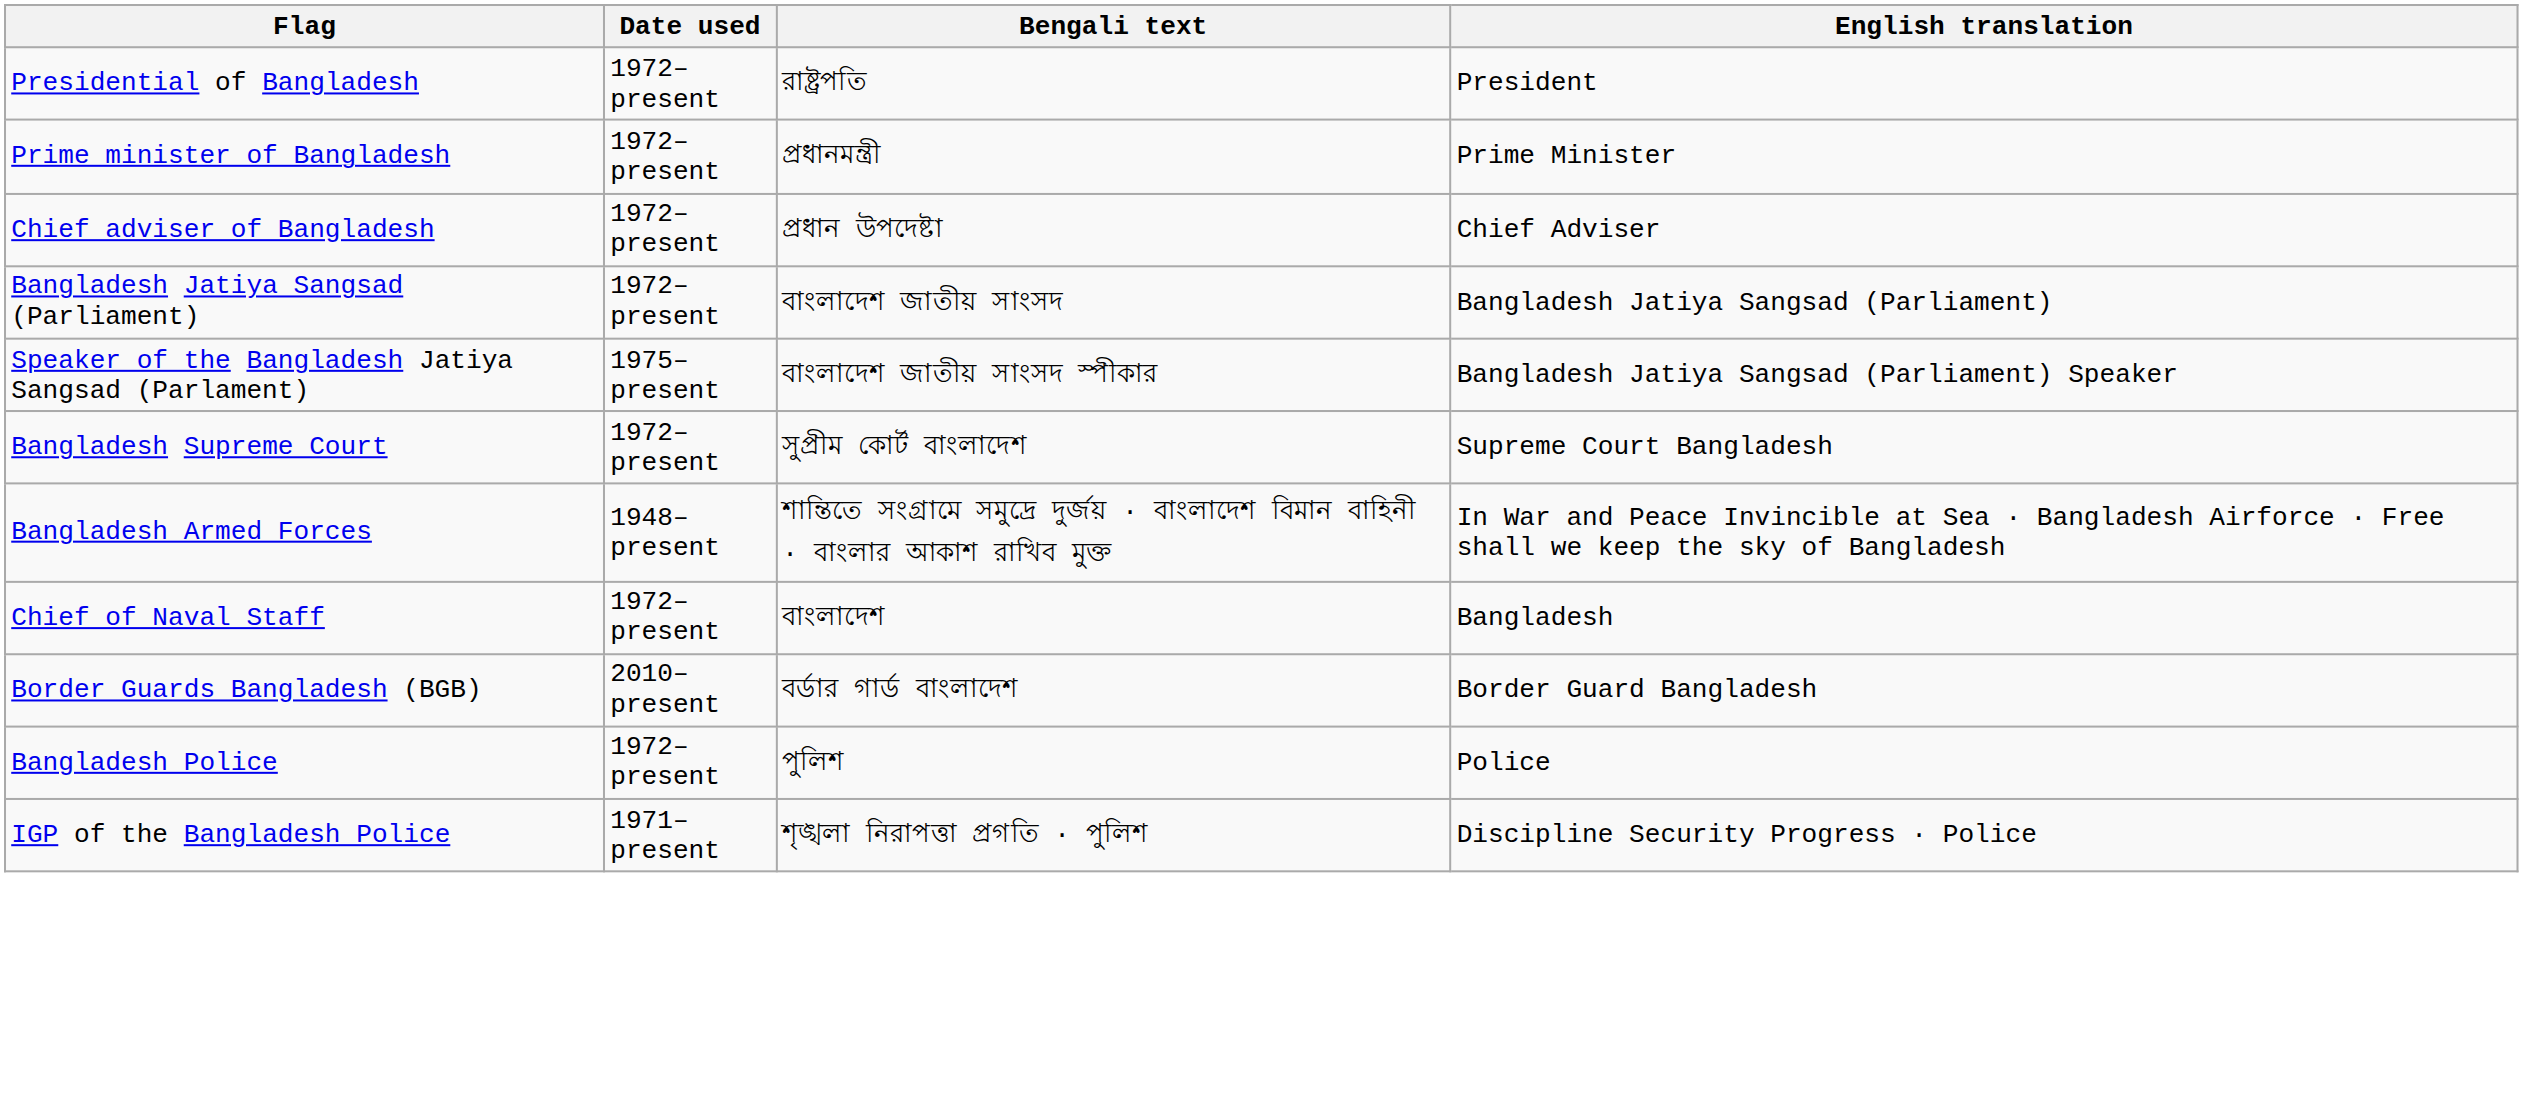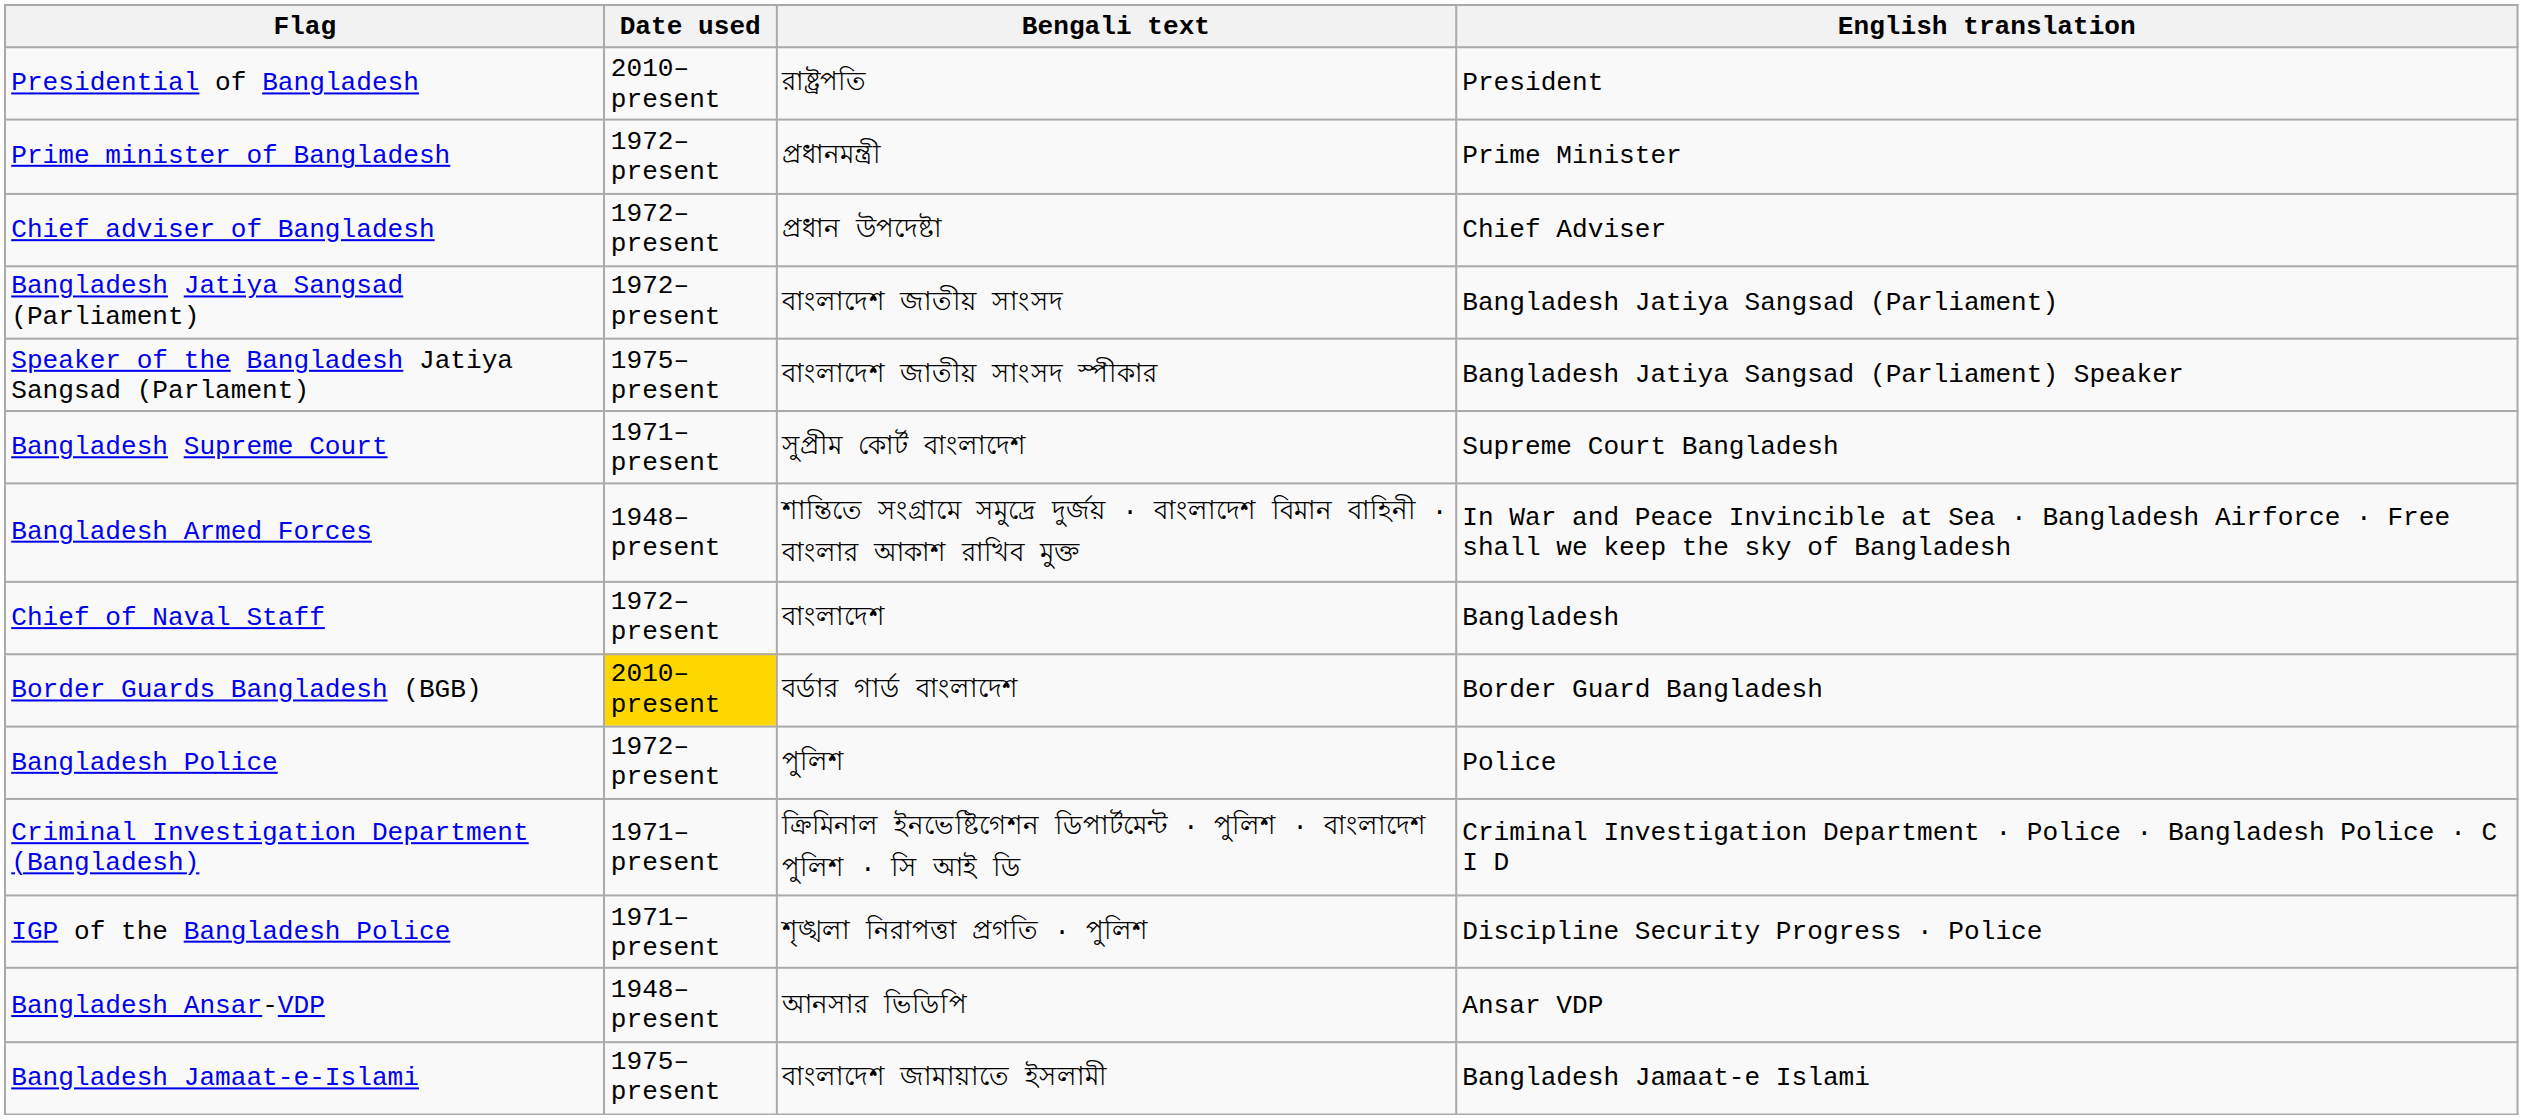(665, 84) 1972–present -> (666, 84) 2010–present
(665, 448) 1972–present -> (666, 448) 1971–present
(665, 690) no background -> (666, 690) gold background
+ row: (270, 848)
+ row: (168, 1005)
+ row: (215, 1078)
